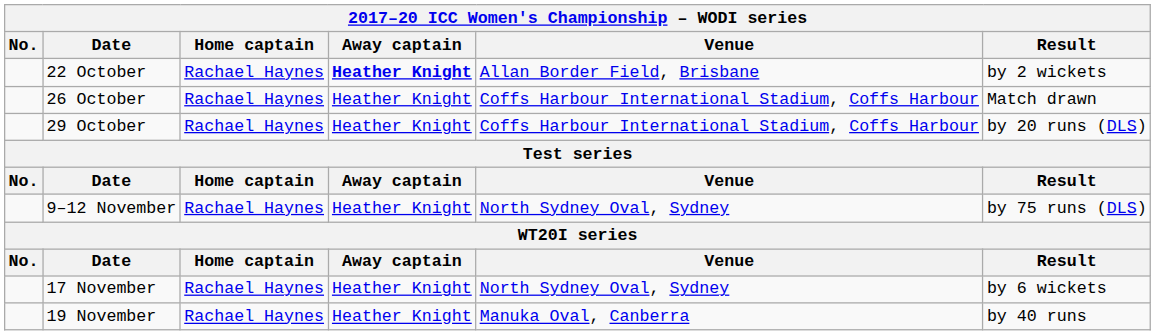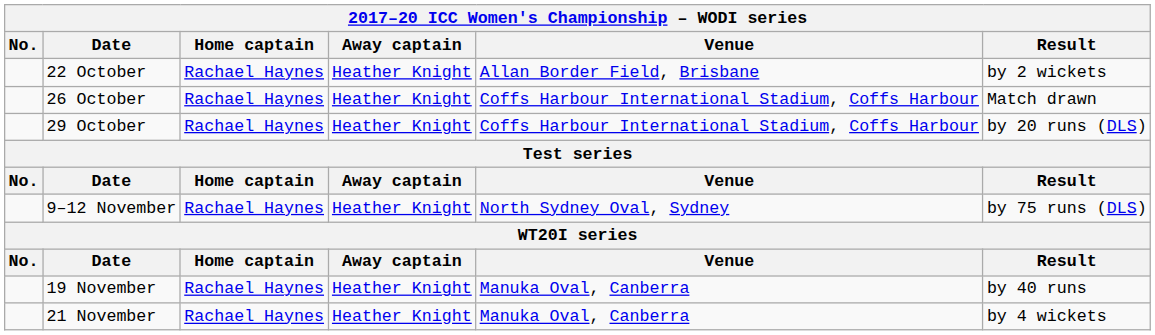(402, 72) bold -> (402, 72) normal
- row: (101, 289)
+ row: (101, 317)
